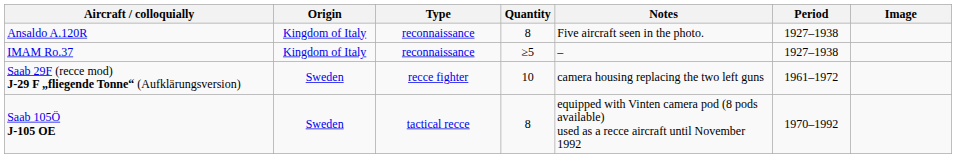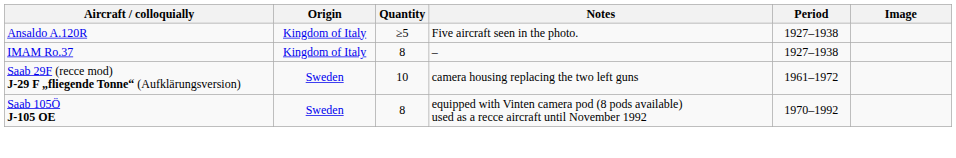- column: (438, 14)
(528, 33) 8 -> (402, 33) ≥5
(528, 52) ≥5 -> (402, 52) 8
